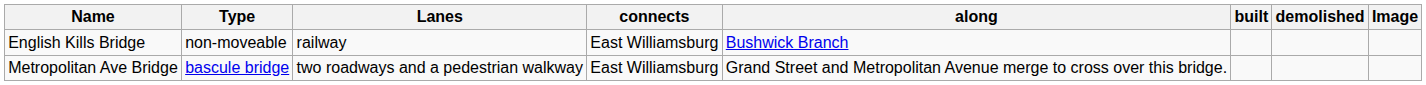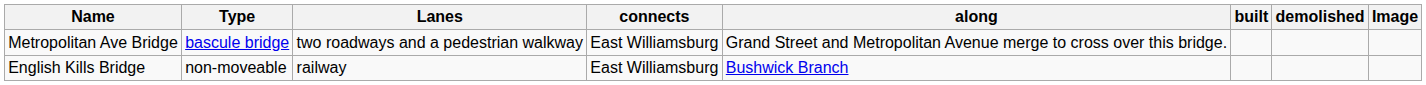rows swapped: (93, 67) <-> (77, 42)
